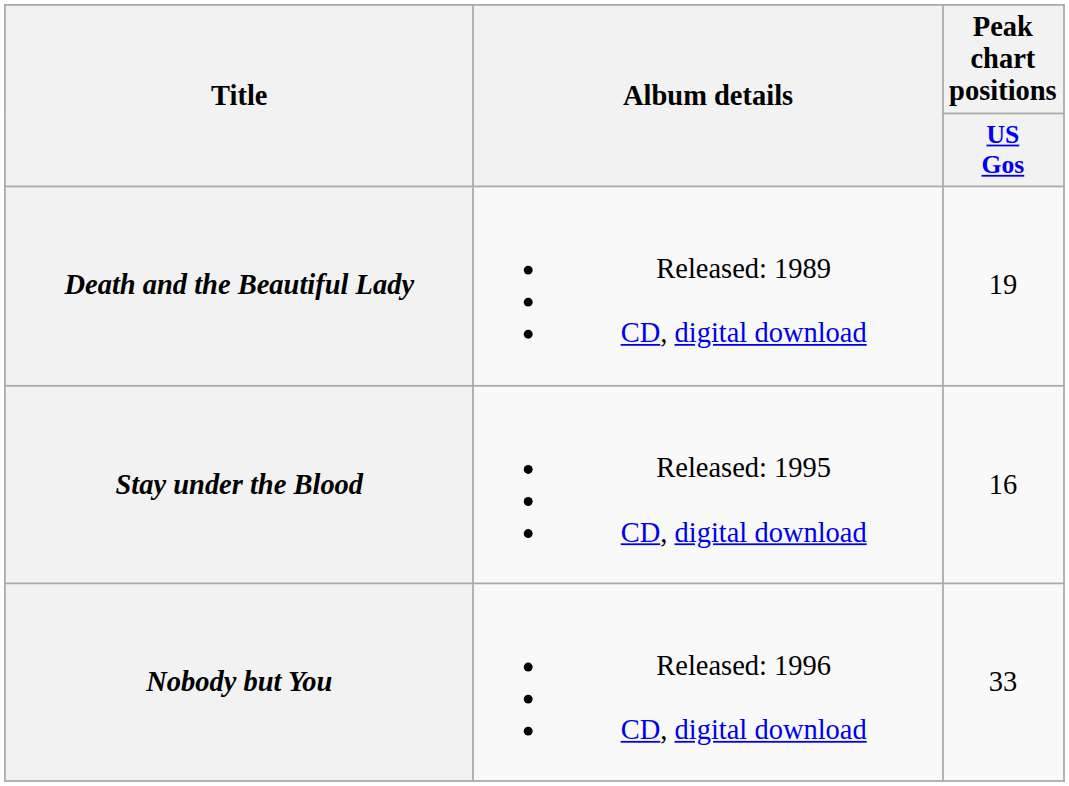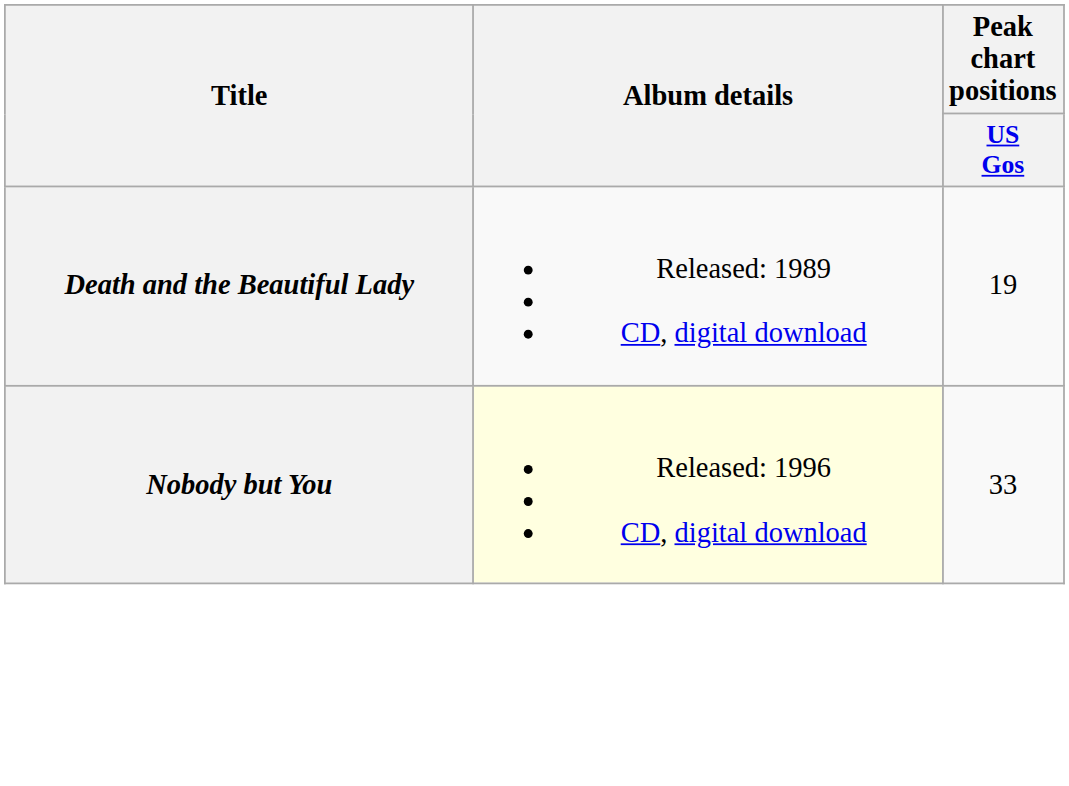- row: (239, 483)
(708, 698) no background -> (708, 500) lightyellow background
